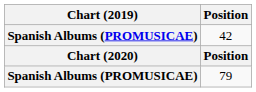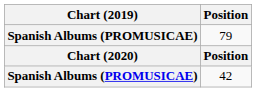rows swapped: (226, 35) <-> (226, 76)
